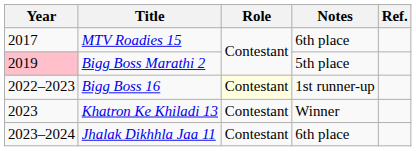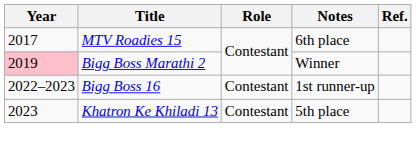(322, 63) 5th place -> (317, 63) Winner
(257, 87) lightyellow background -> (257, 87) no background
(317, 110) Winner -> (322, 110) 5th place
- row: (149, 134)
